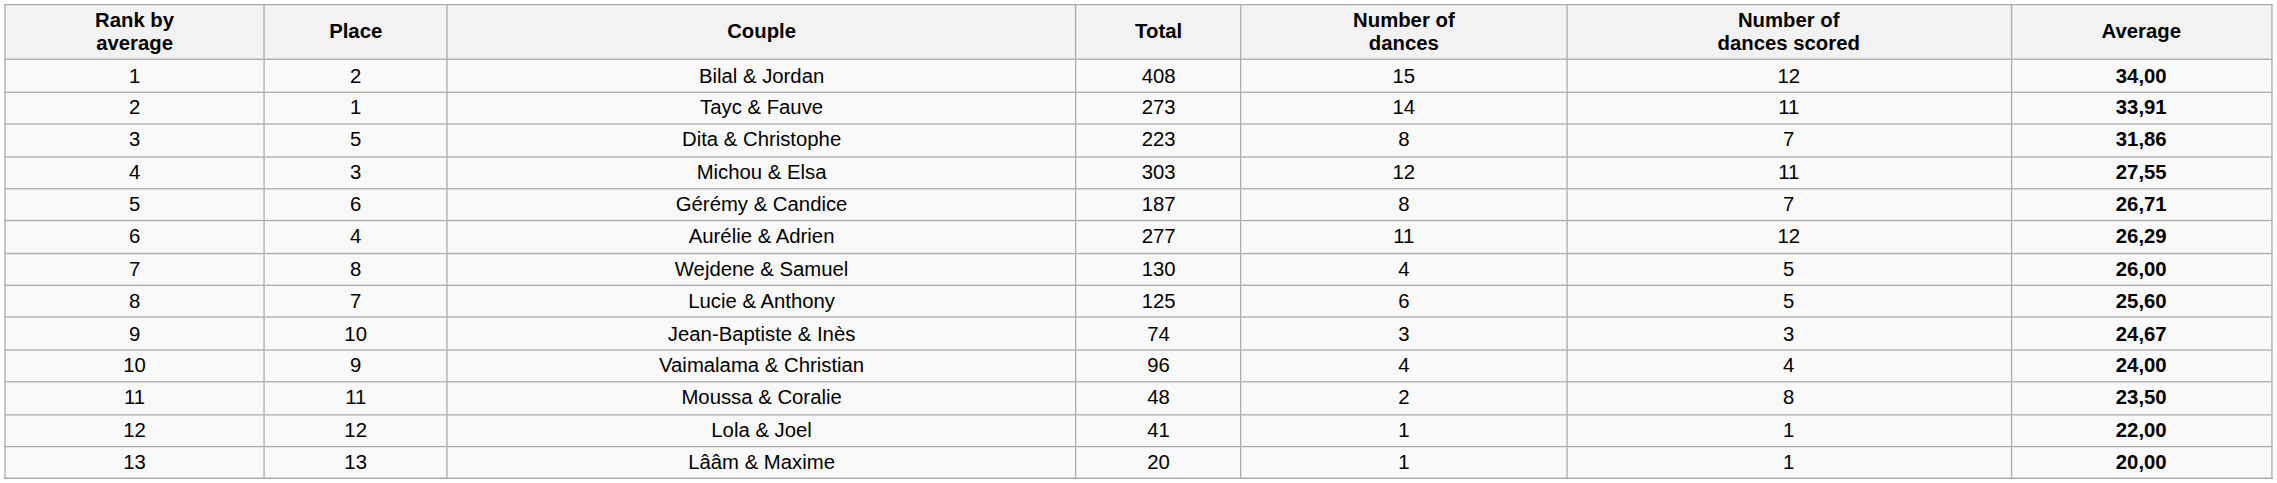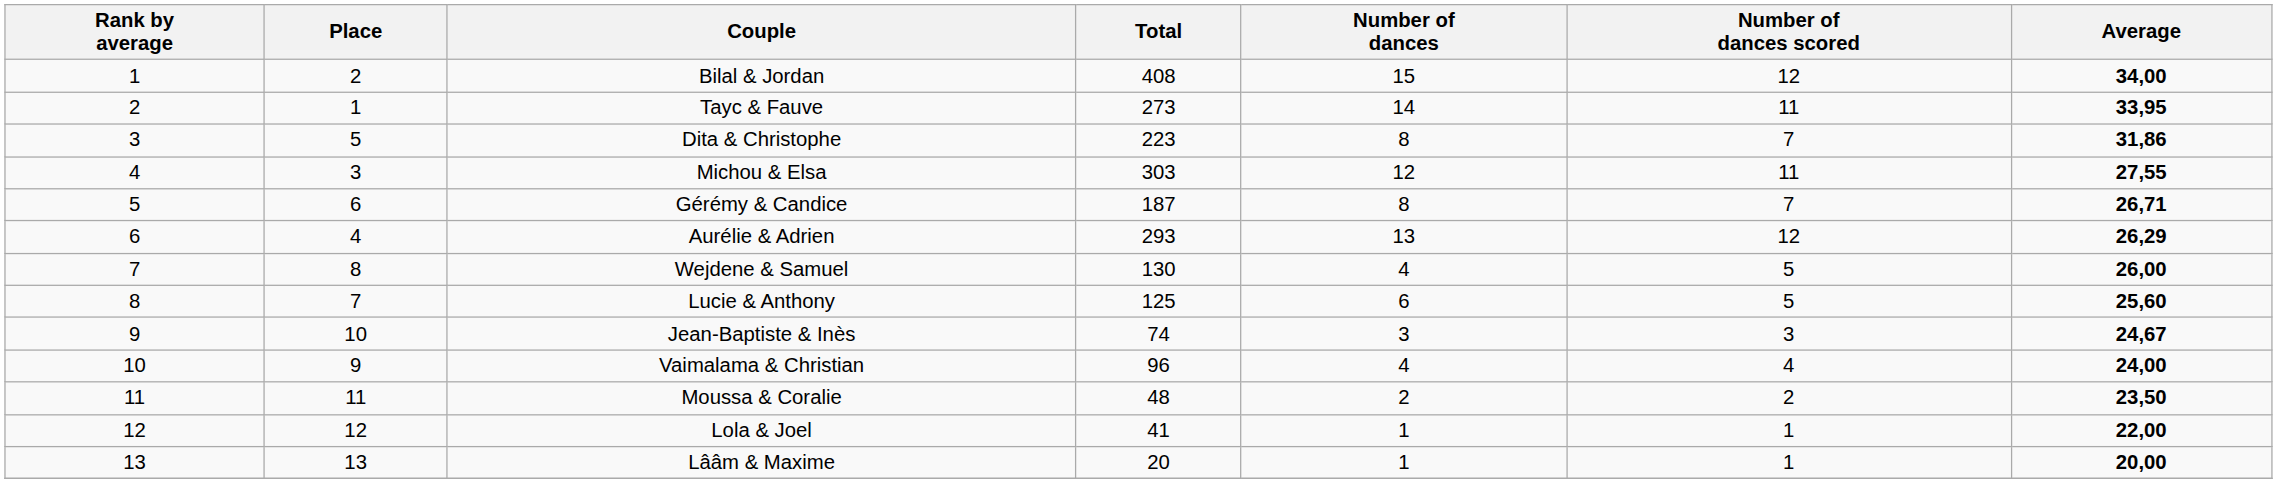(2141, 107) 33,91 -> (2141, 107) 33,95
(1159, 236) 277 -> (1159, 236) 293
(1404, 236) 11 -> (1404, 236) 13
(1789, 397) 8 -> (1789, 397) 2
